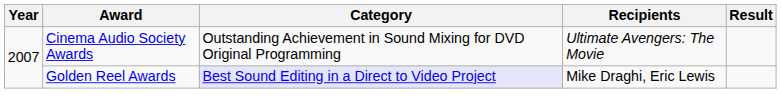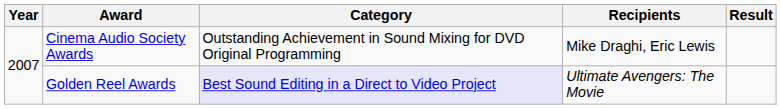(640, 46) Ultimate Avengers: The Movie -> (641, 46) Mike Draghi, Eric Lewis
(641, 76) Mike Draghi, Eric Lewis -> (640, 84) Ultimate Avengers: The Movie
